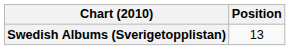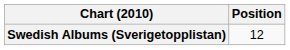(257, 34) 13 -> (257, 34) 12
